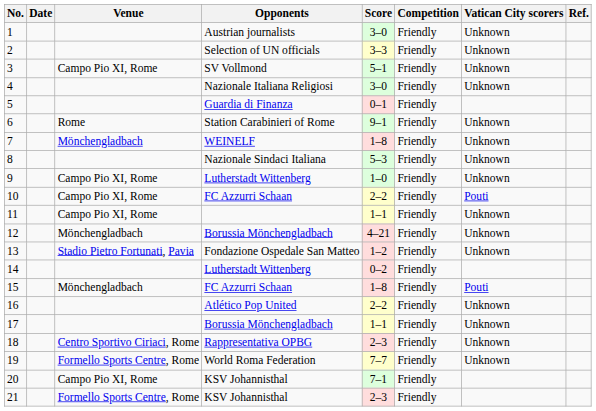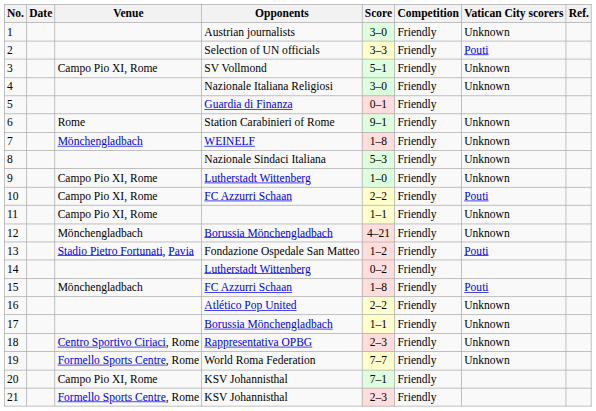(487, 50) Unknown -> (476, 50) Pouti
(487, 251) Unknown -> (476, 251) Pouti
